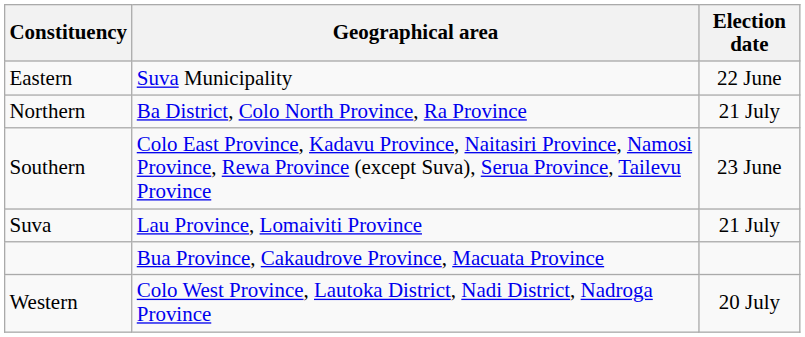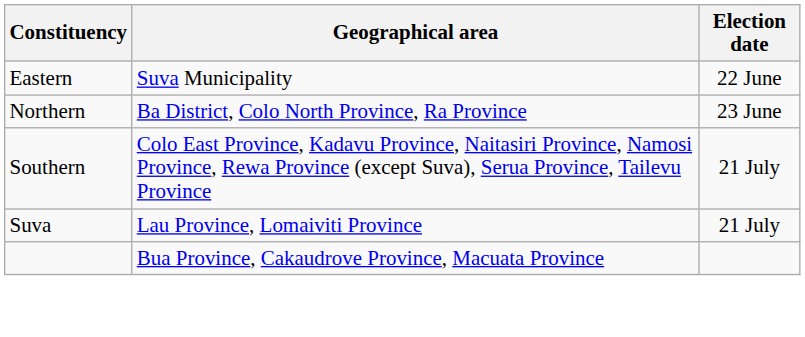(749, 111) 21 July -> (749, 111) 23 June
(749, 168) 23 June -> (749, 168) 21 July
- row: (44, 303)
